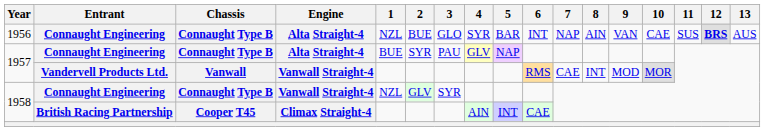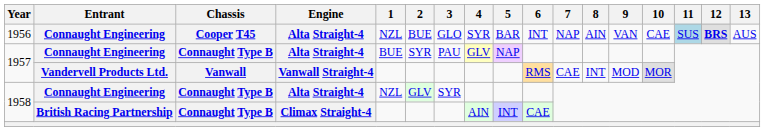(226, 34) Connaught Type B -> (226, 34) Cooper T45
(688, 34) no background -> (688, 34) lightblue background
(326, 92) Vanwall Straight-4 -> (326, 92) Alta Straight-4
(226, 112) Cooper T45 -> (226, 112) Connaught Type B
